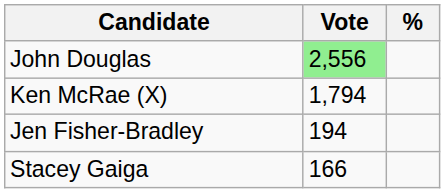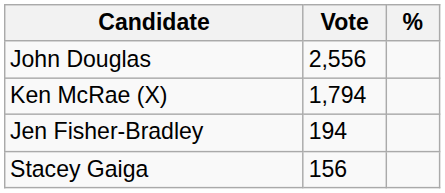(337, 59) lightgreen background -> (337, 59) no background
(328, 168) 166 -> (328, 168) 156
